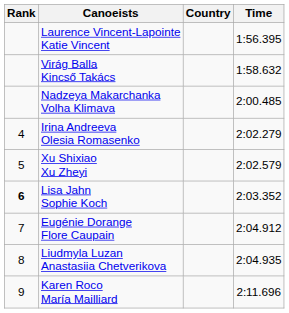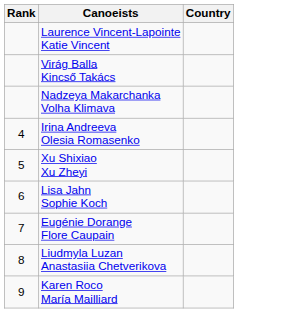- column: (259, 13)
(21, 197) bold -> (21, 197) normal
